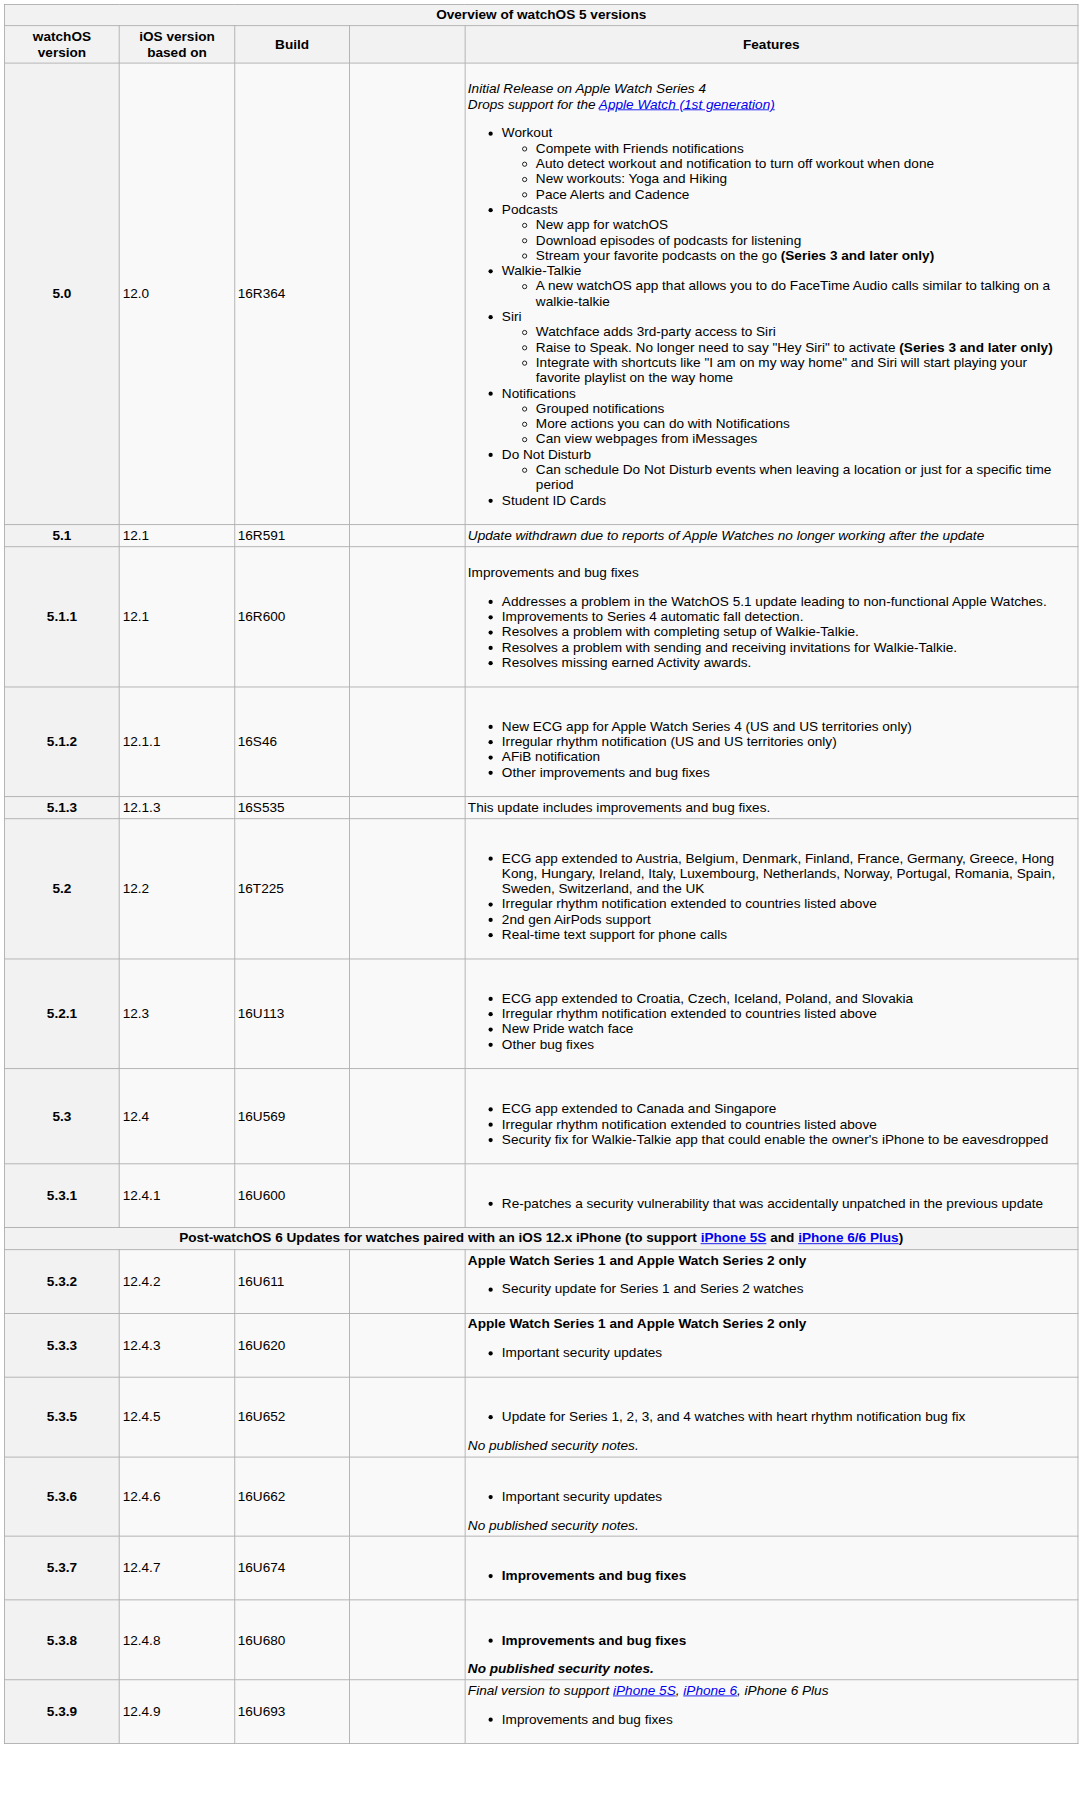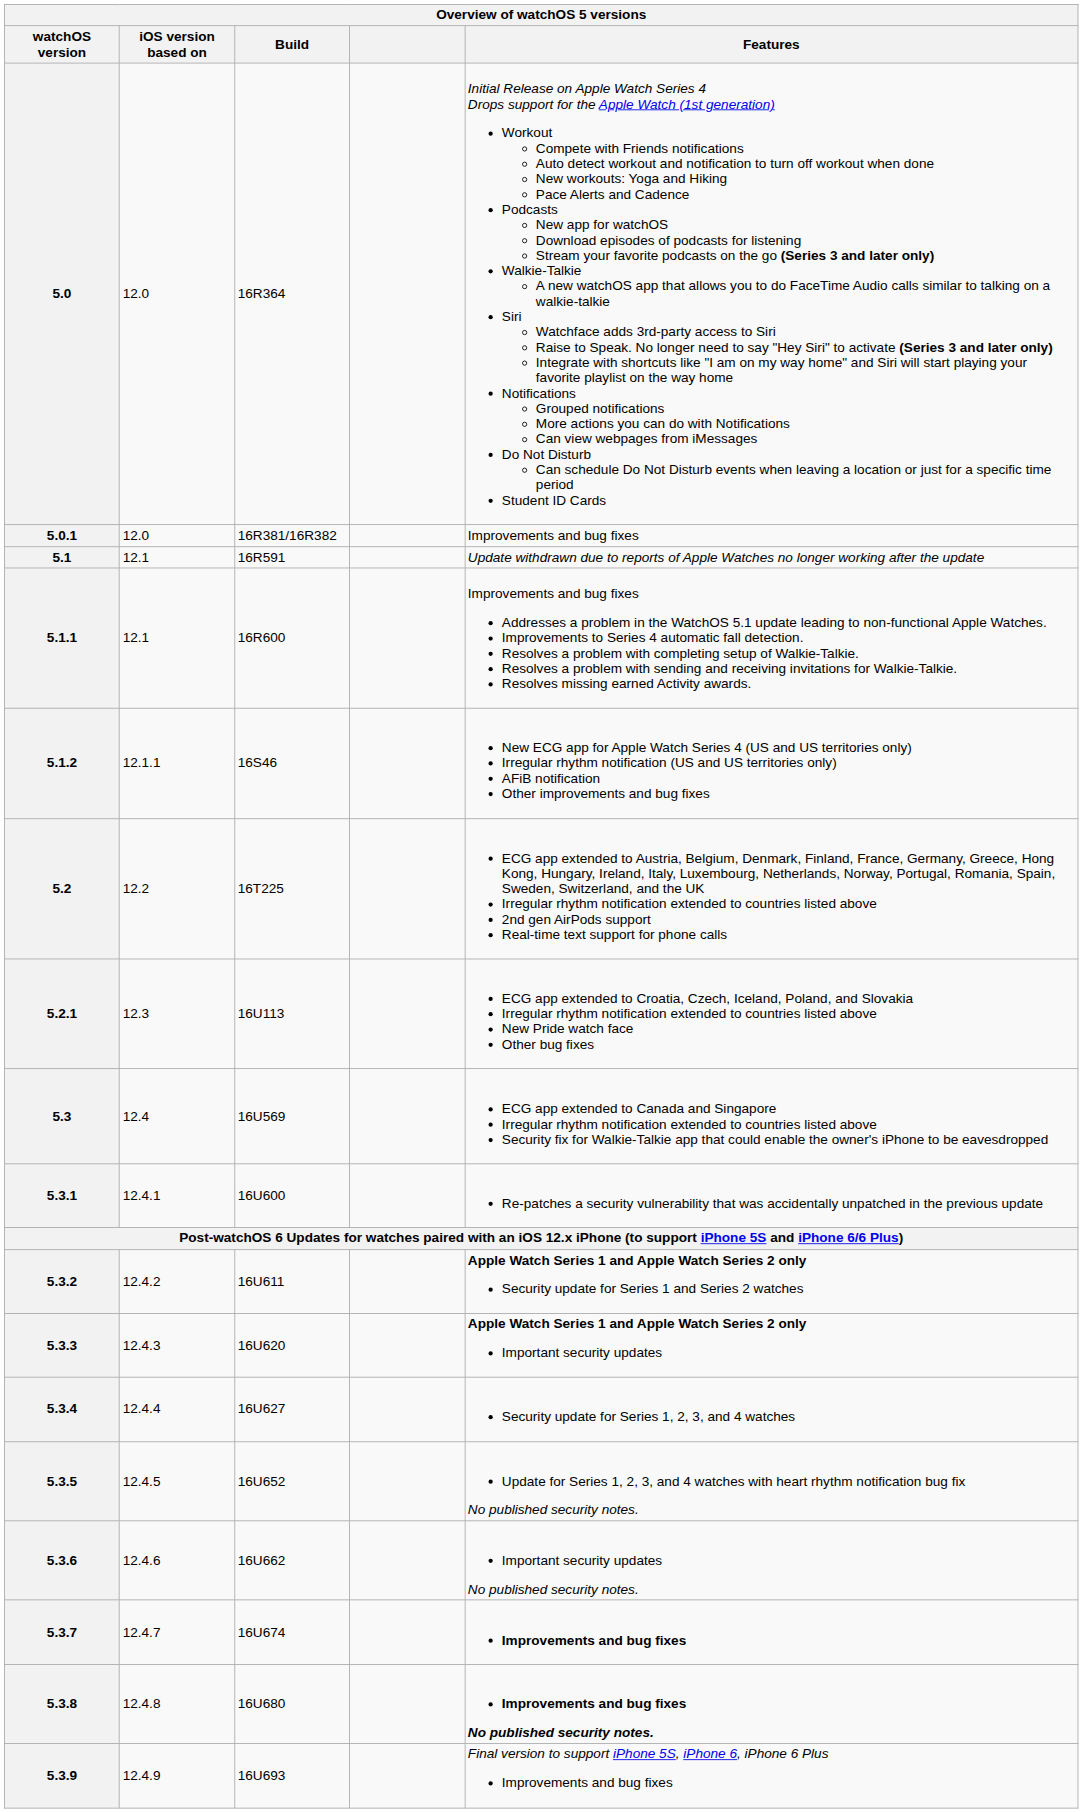+ row: (62, 535)
- row: (62, 807)
+ row: (62, 1409)
